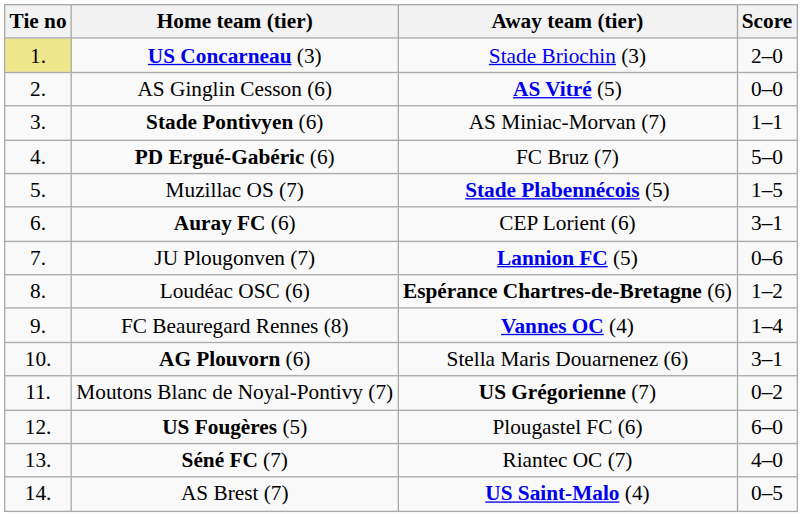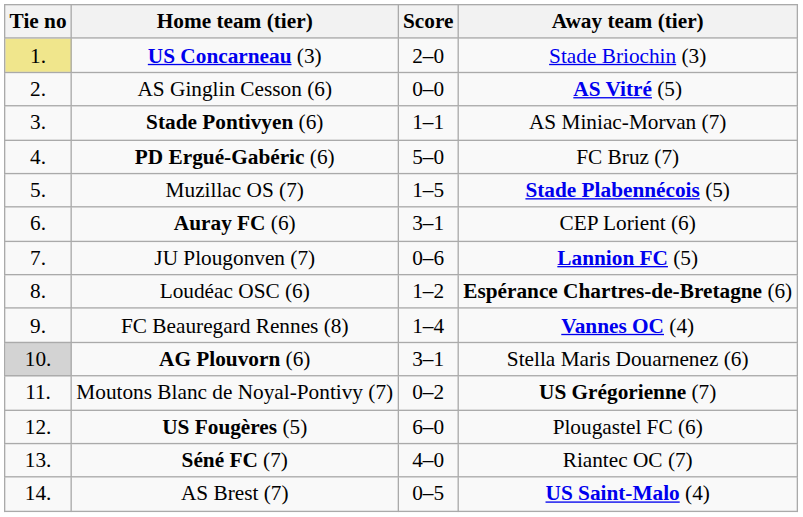columns swapped: (767, 21) <-> (567, 21)
(38, 358) no background -> (38, 358) lightgrey background
